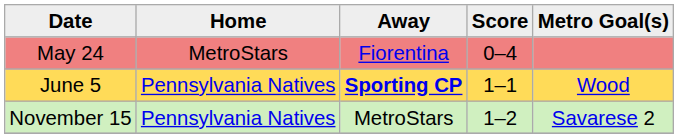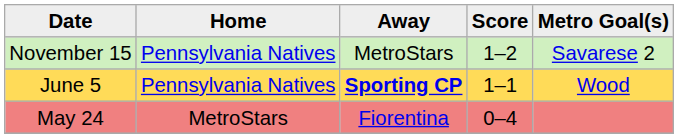rows swapped: (70, 53) <-> (70, 117)
